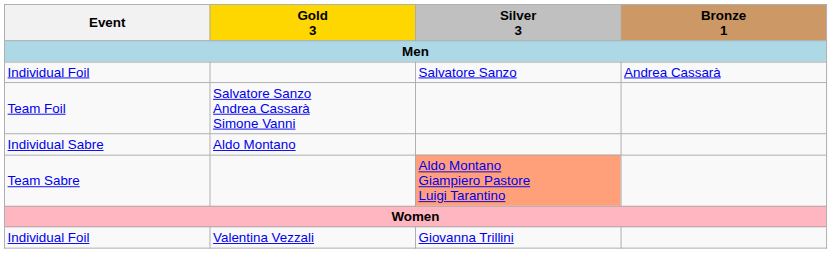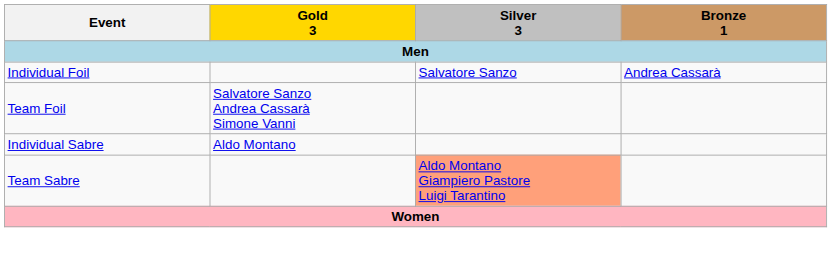- row: (49, 238)
